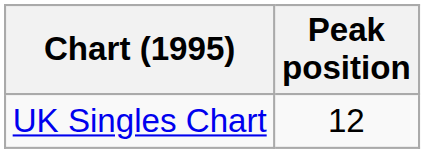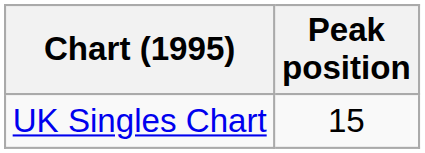(346, 120) 12 -> (346, 120) 15
